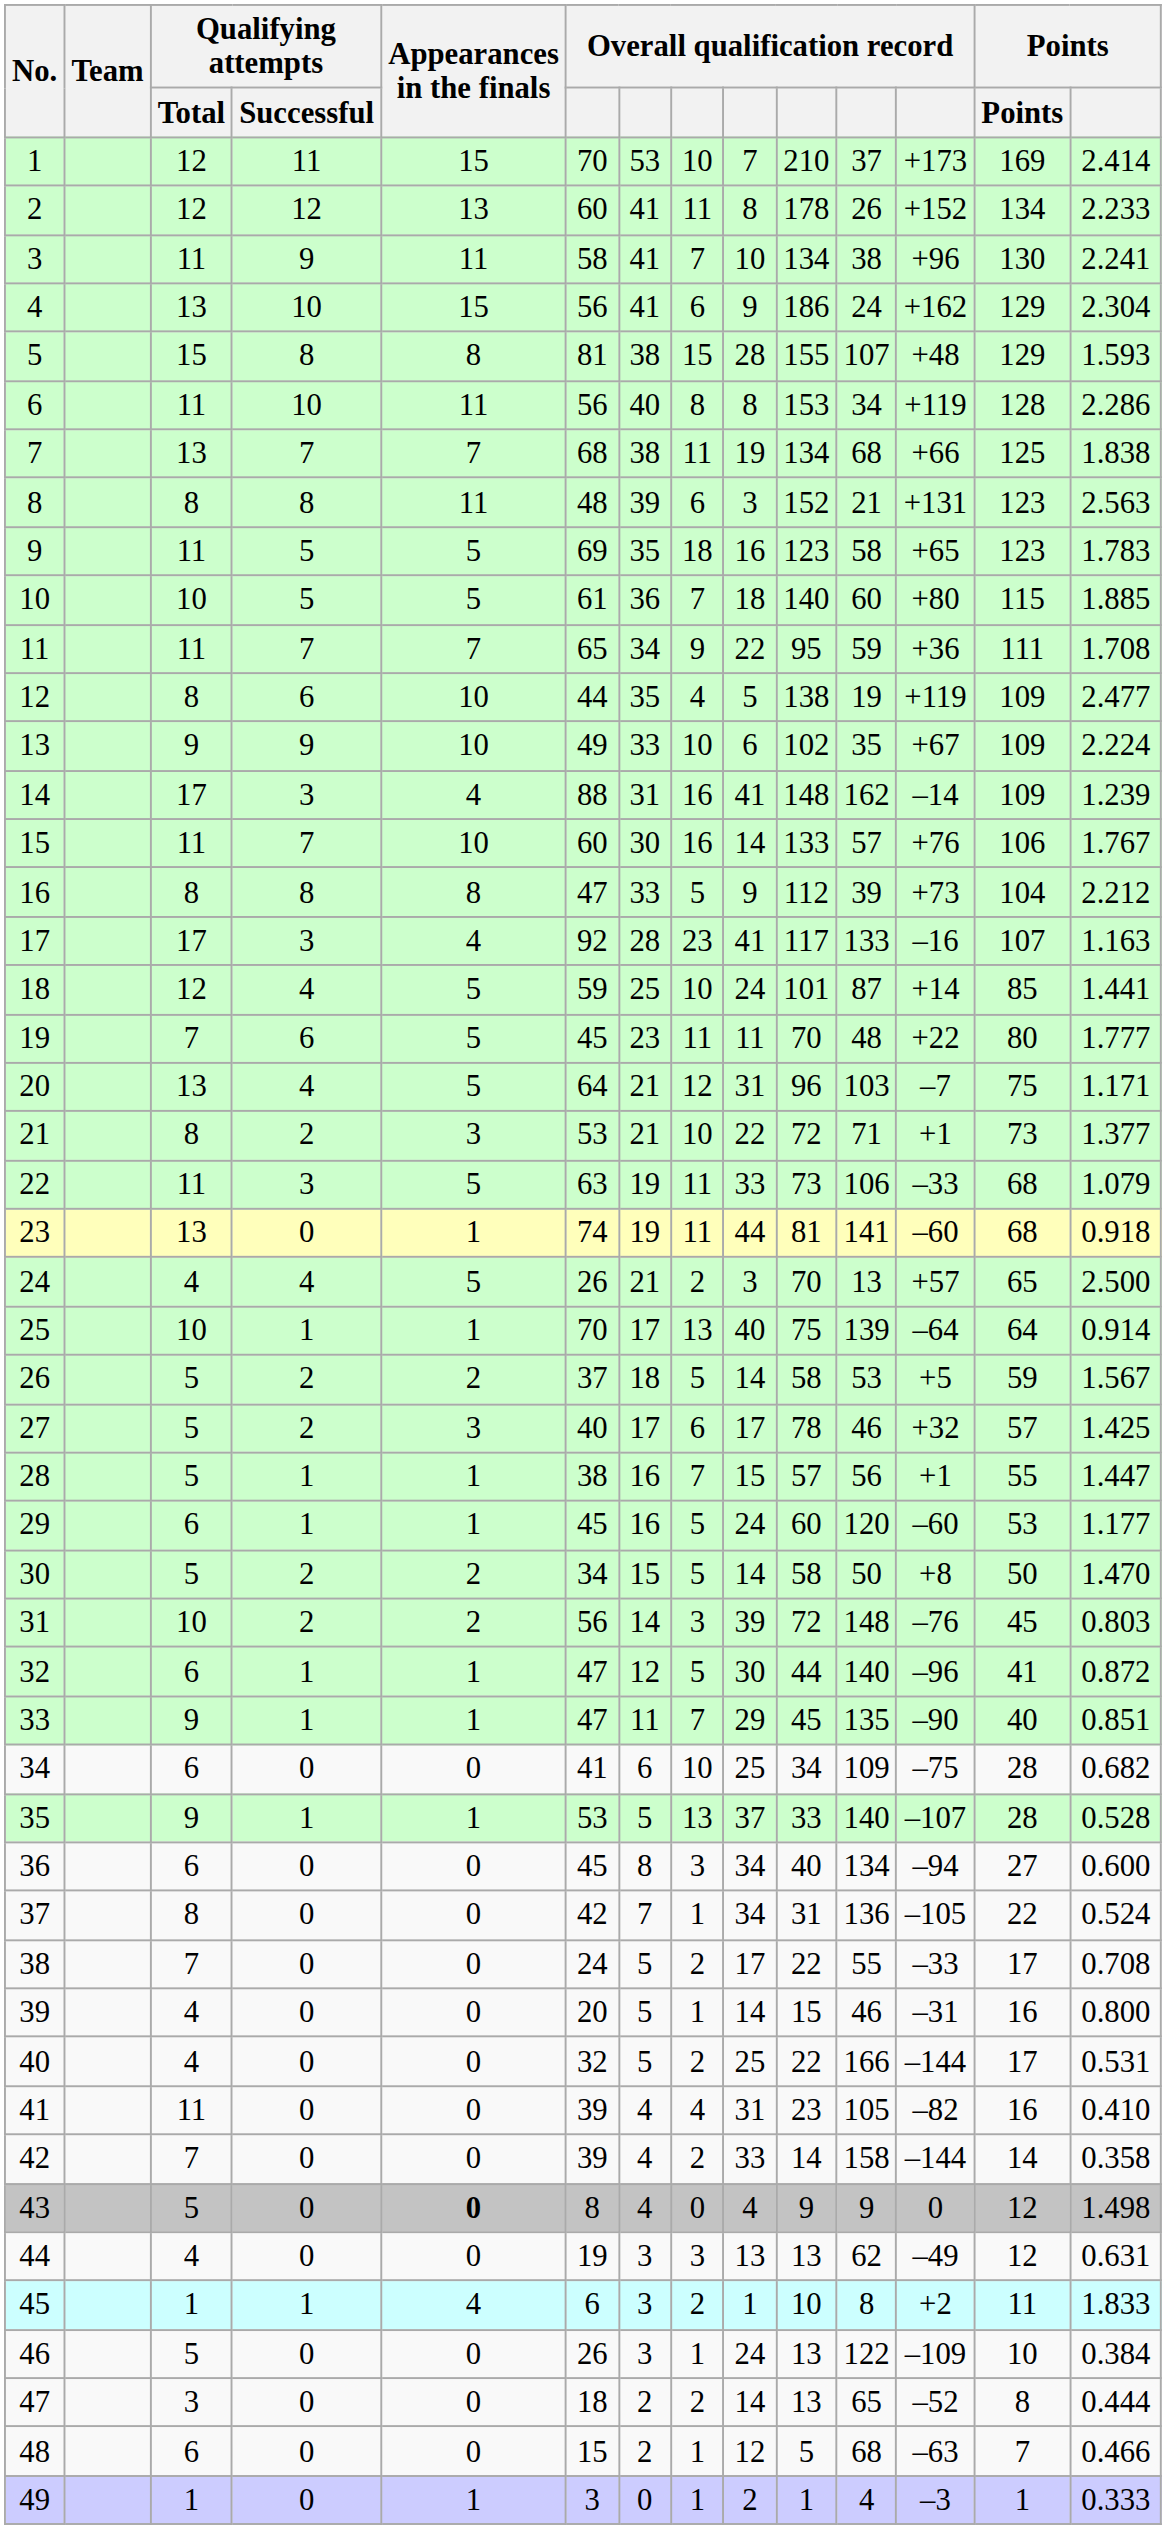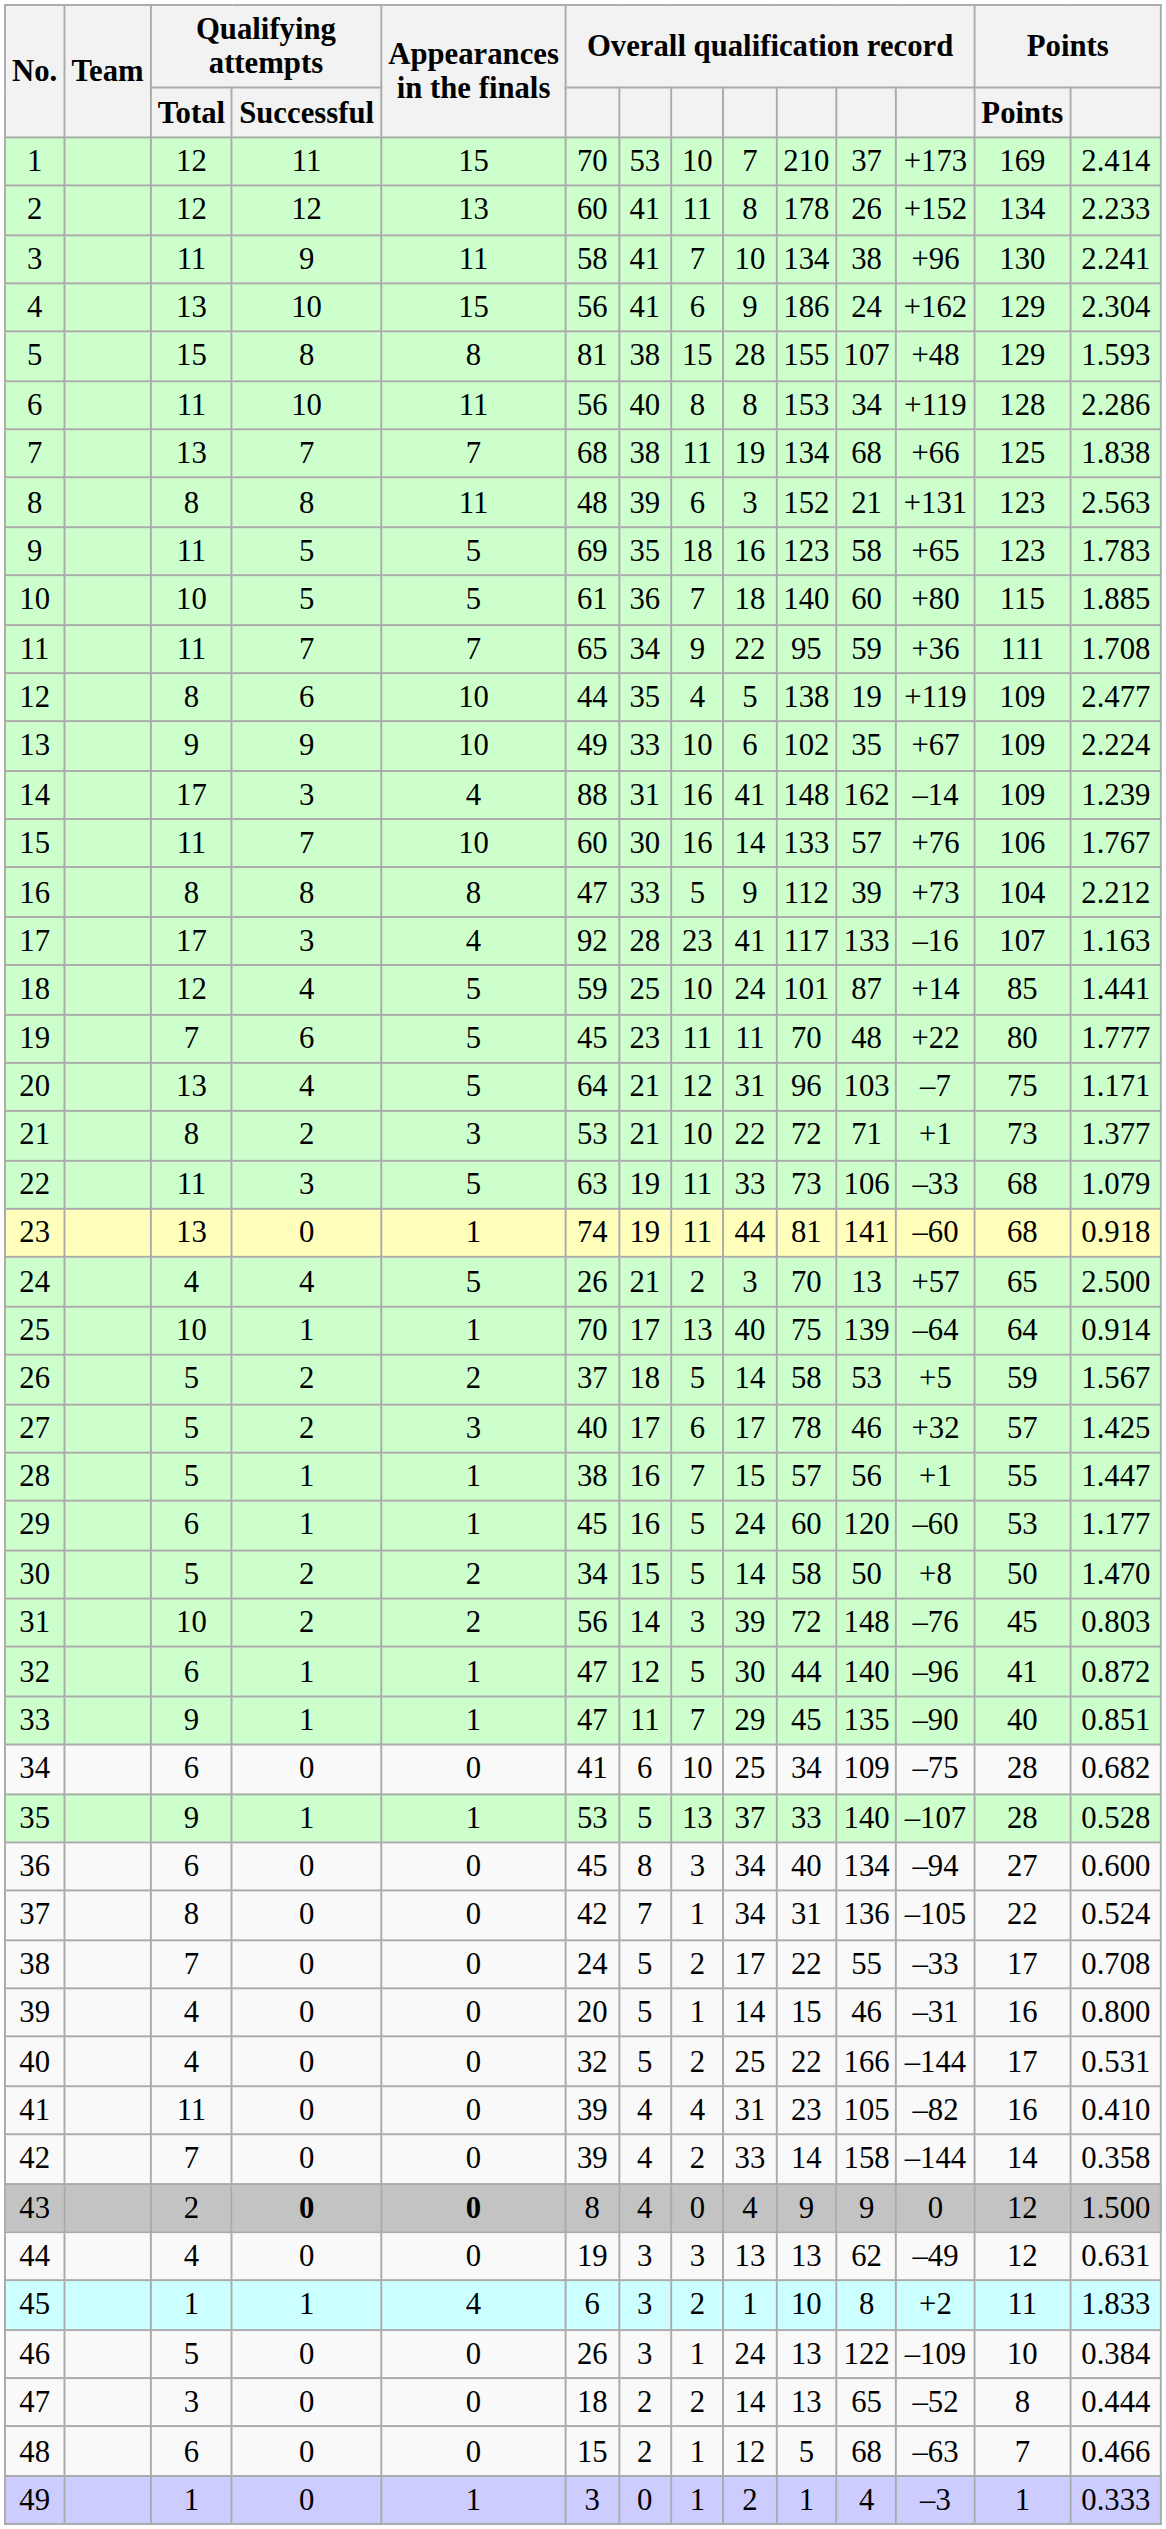(191, 2207) 5 -> (191, 2207) 2
(307, 2207) normal -> (307, 2207) bold
(1116, 2207) 1.498 -> (1116, 2207) 1.500
